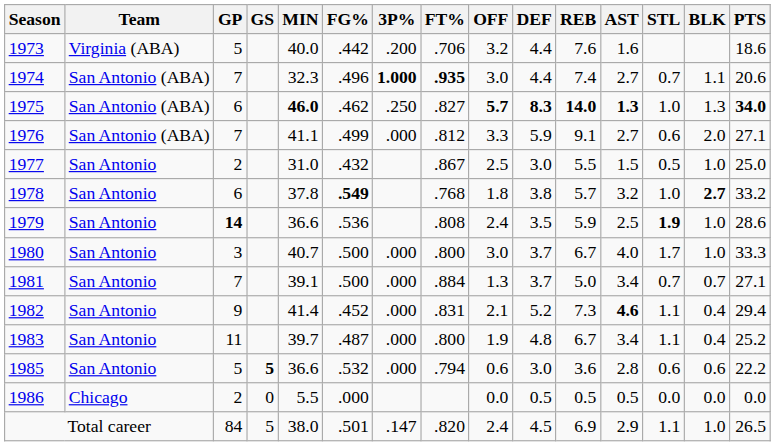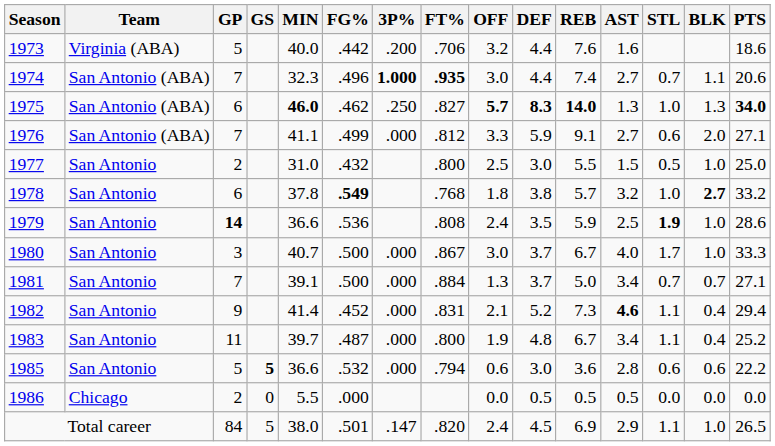(628, 106) bold -> (628, 106) normal
(450, 164) .867 -> (450, 164) .800
(450, 251) .800 -> (450, 251) .867
